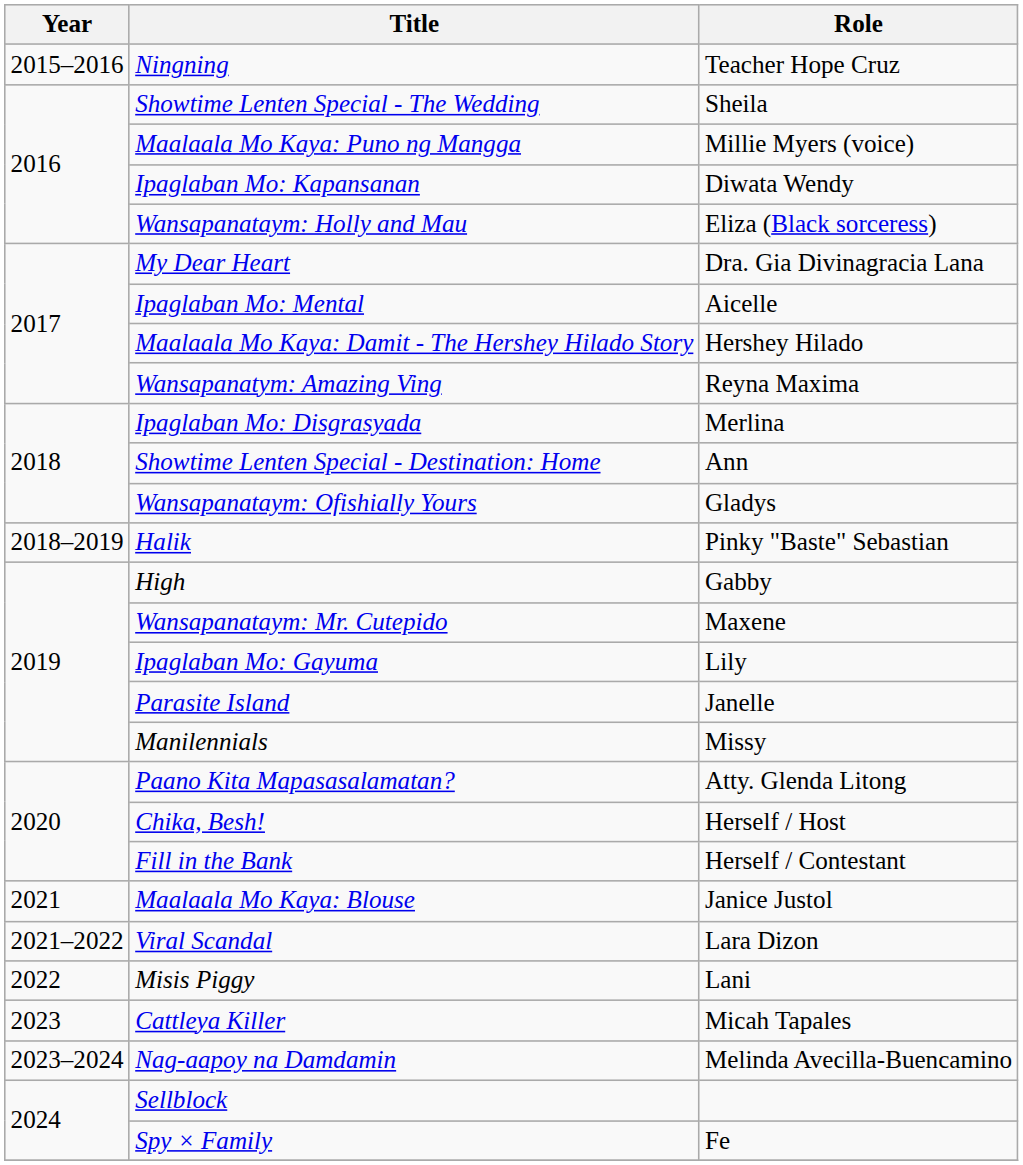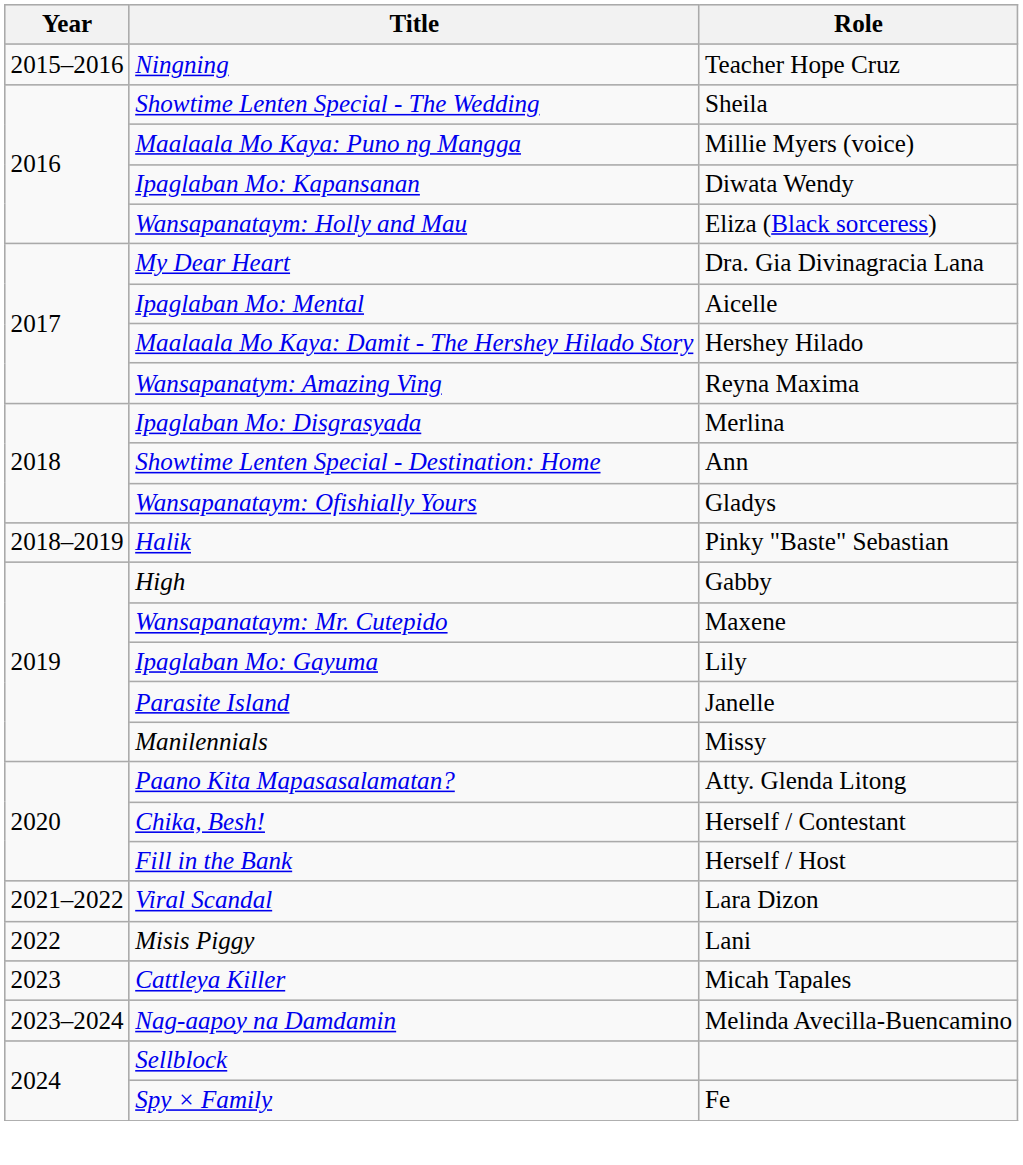(775, 821) Herself / Host -> (805, 821) Herself / Contestant
(805, 861) Herself / Contestant -> (775, 861) Herself / Host
- row: (275, 900)
